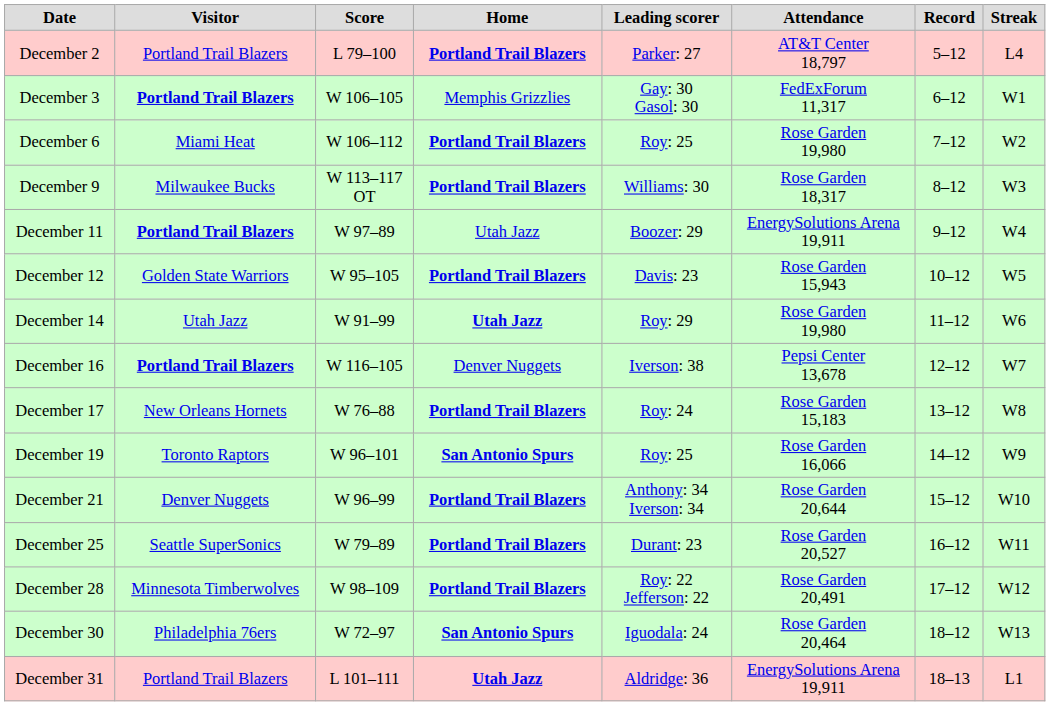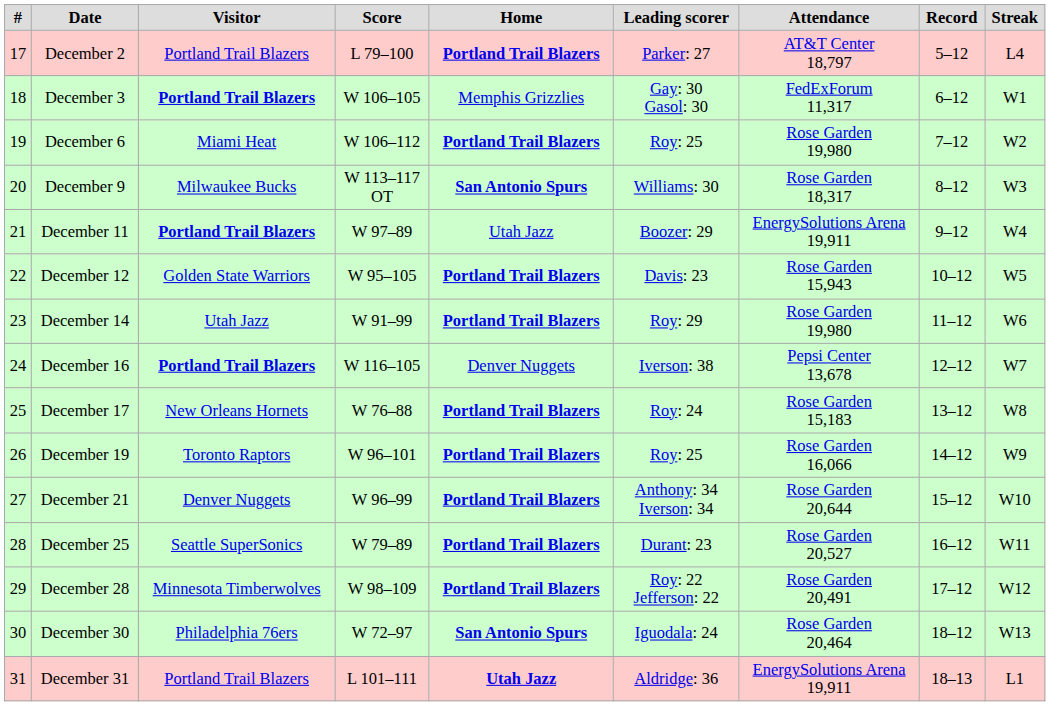+ column: (18, 17)
(507, 187) Portland Trail Blazers -> (521, 187) San Antonio Spurs
(507, 321) Utah Jazz -> (521, 321) Portland Trail Blazers
(507, 455) San Antonio Spurs -> (521, 455) Portland Trail Blazers
